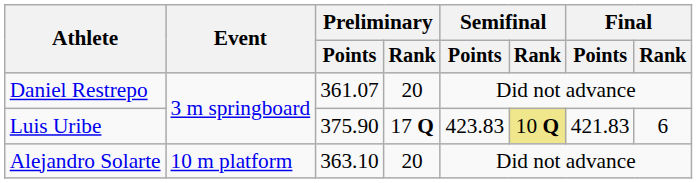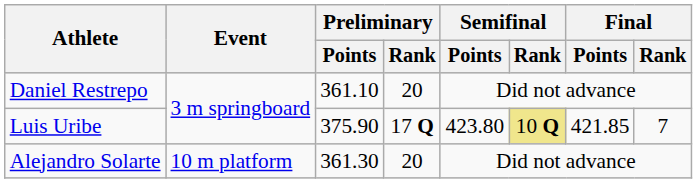(349, 90) 361.07 -> (349, 90) 361.10
(475, 126) 423.83 -> (475, 126) 423.80
(600, 126) 421.83 -> (600, 126) 421.85
(663, 126) 6 -> (663, 126) 7
(349, 161) 363.10 -> (349, 161) 361.30
